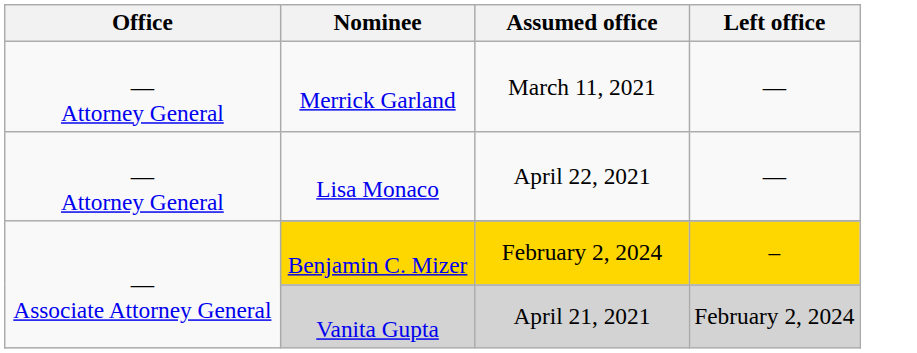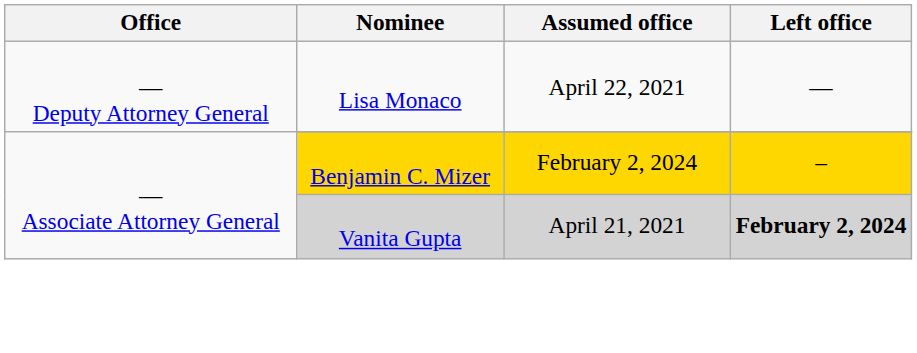- row: (378, 99)
(142, 189) — Attorney General -> (151, 99) — Deputy Attorney General
(774, 315) normal -> (821, 226) bold
